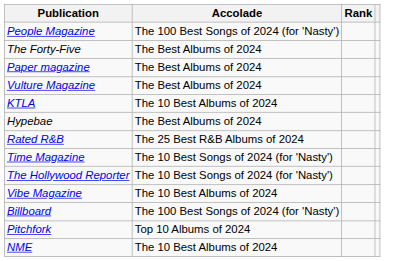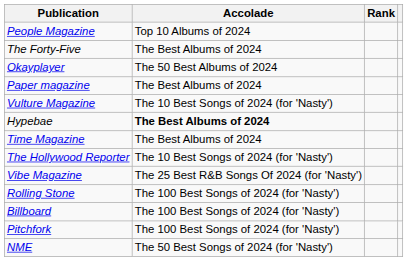(237, 31) The 100 Best Songs of 2024 (for 'Nasty') -> (192, 31) Top 10 Albums of 2024
+ row: (36, 67)
(198, 85) The Best Albums of 2024 -> (234, 103) The 10 Best Songs of 2024 (for 'Nasty')
- row: (21, 103)
(198, 121) normal -> (202, 121) bold
- row: (35, 139)
(234, 157) The 10 Best Songs of 2024 (for 'Nasty') -> (198, 139) The Best Albums of 2024
(206, 193) The 10 Best Albums of 2024 -> (248, 175) The 25 Best R&B Songs Of 2024 (for 'Nasty')
+ row: (41, 193)
(192, 229) Top 10 Albums of 2024 -> (237, 229) The 100 Best Songs of 2024 (for 'Nasty')
(206, 247) The 10 Best Albums of 2024 -> (234, 247) The 50 Best Songs of 2024 (for 'Nasty')
